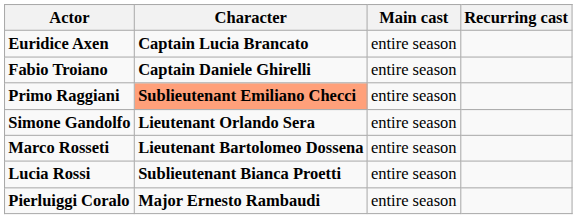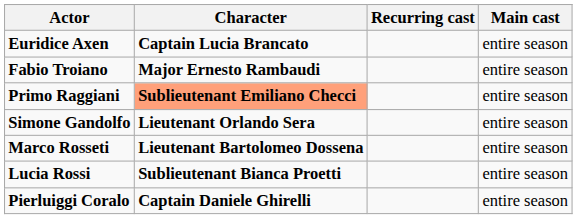columns swapped: (414, 17) <-> (516, 17)
(225, 69) Captain Daniele Ghirelli -> (229, 69) Major Ernesto Rambaudi
(229, 200) Major Ernesto Rambaudi -> (225, 200) Captain Daniele Ghirelli
